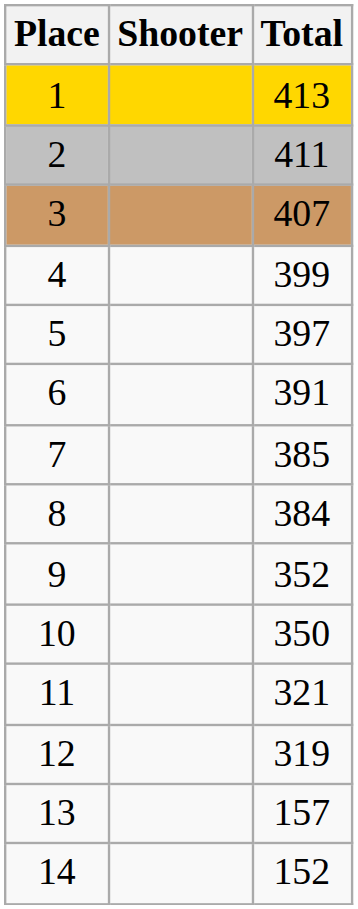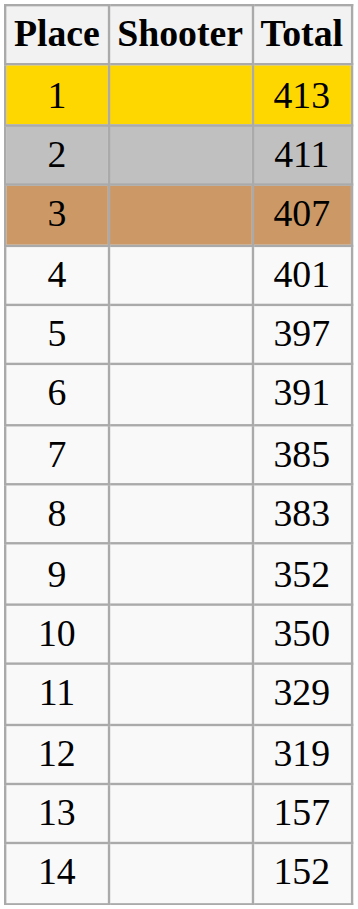(302, 273) 399 -> (302, 273) 401
(302, 513) 384 -> (302, 513) 383
(302, 693) 321 -> (302, 693) 329
